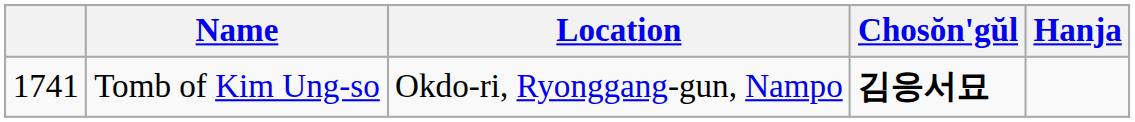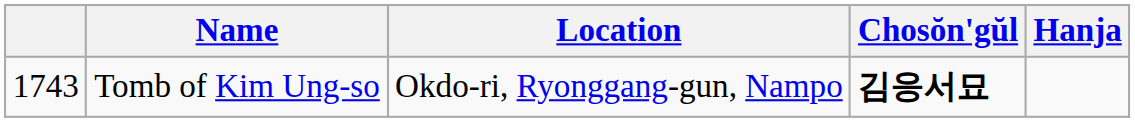(46, 86) 1741 -> (46, 86) 1743
